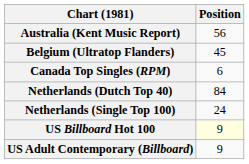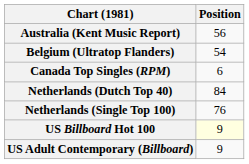(220, 52) 45 -> (220, 52) 54
(220, 110) 24 -> (220, 110) 76
